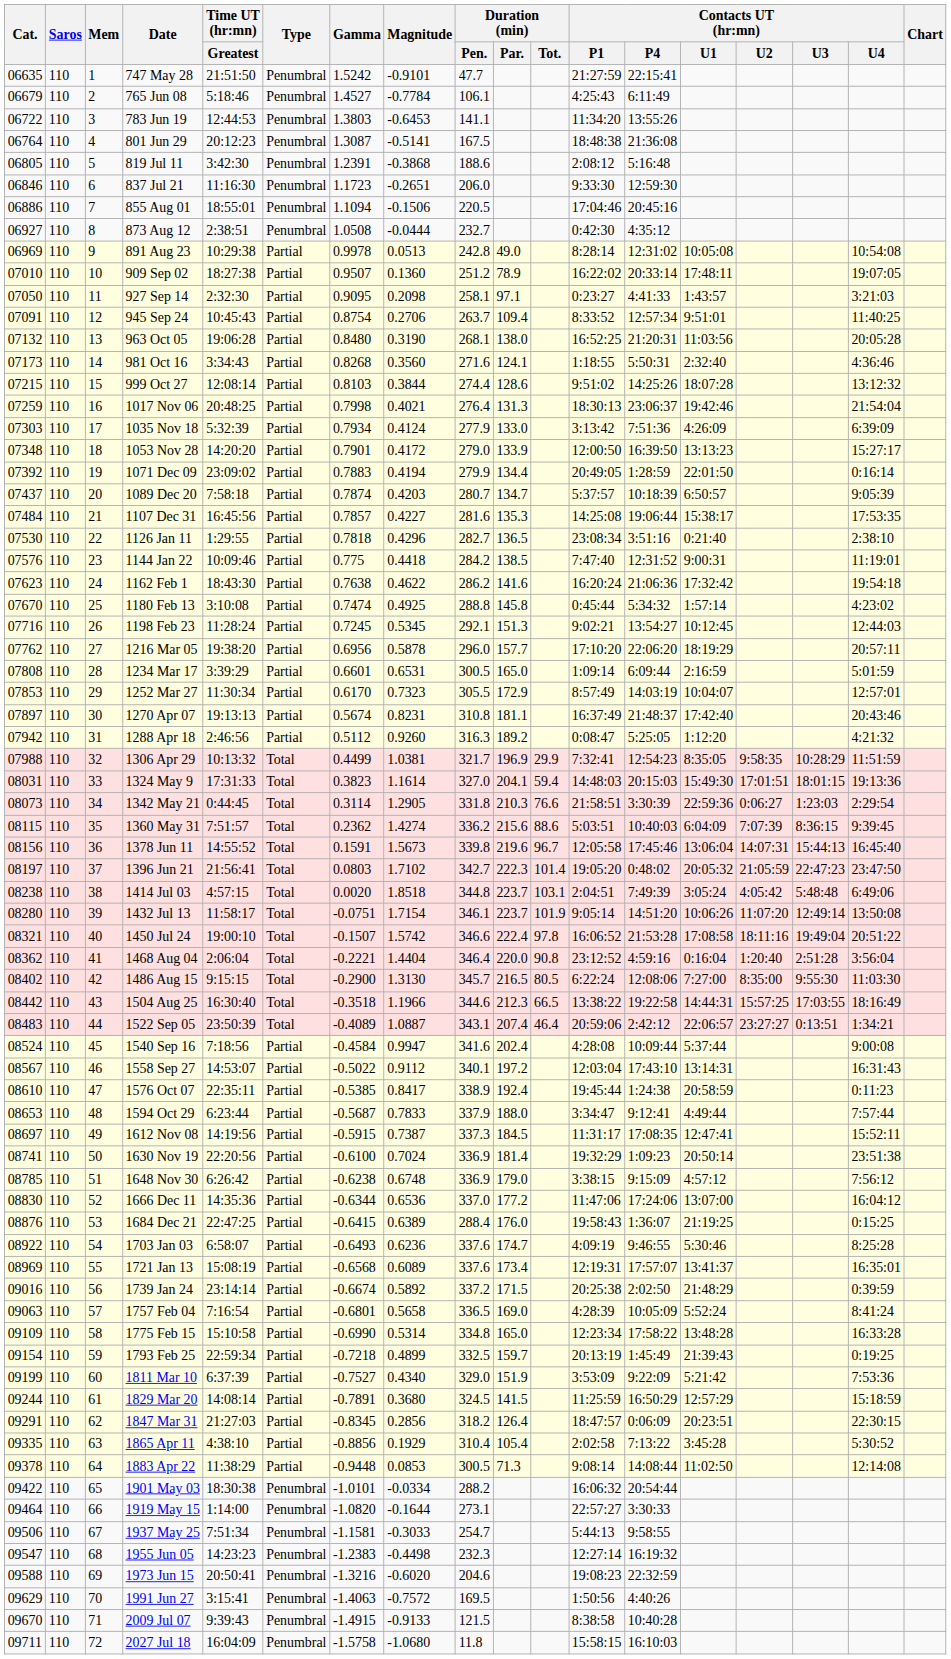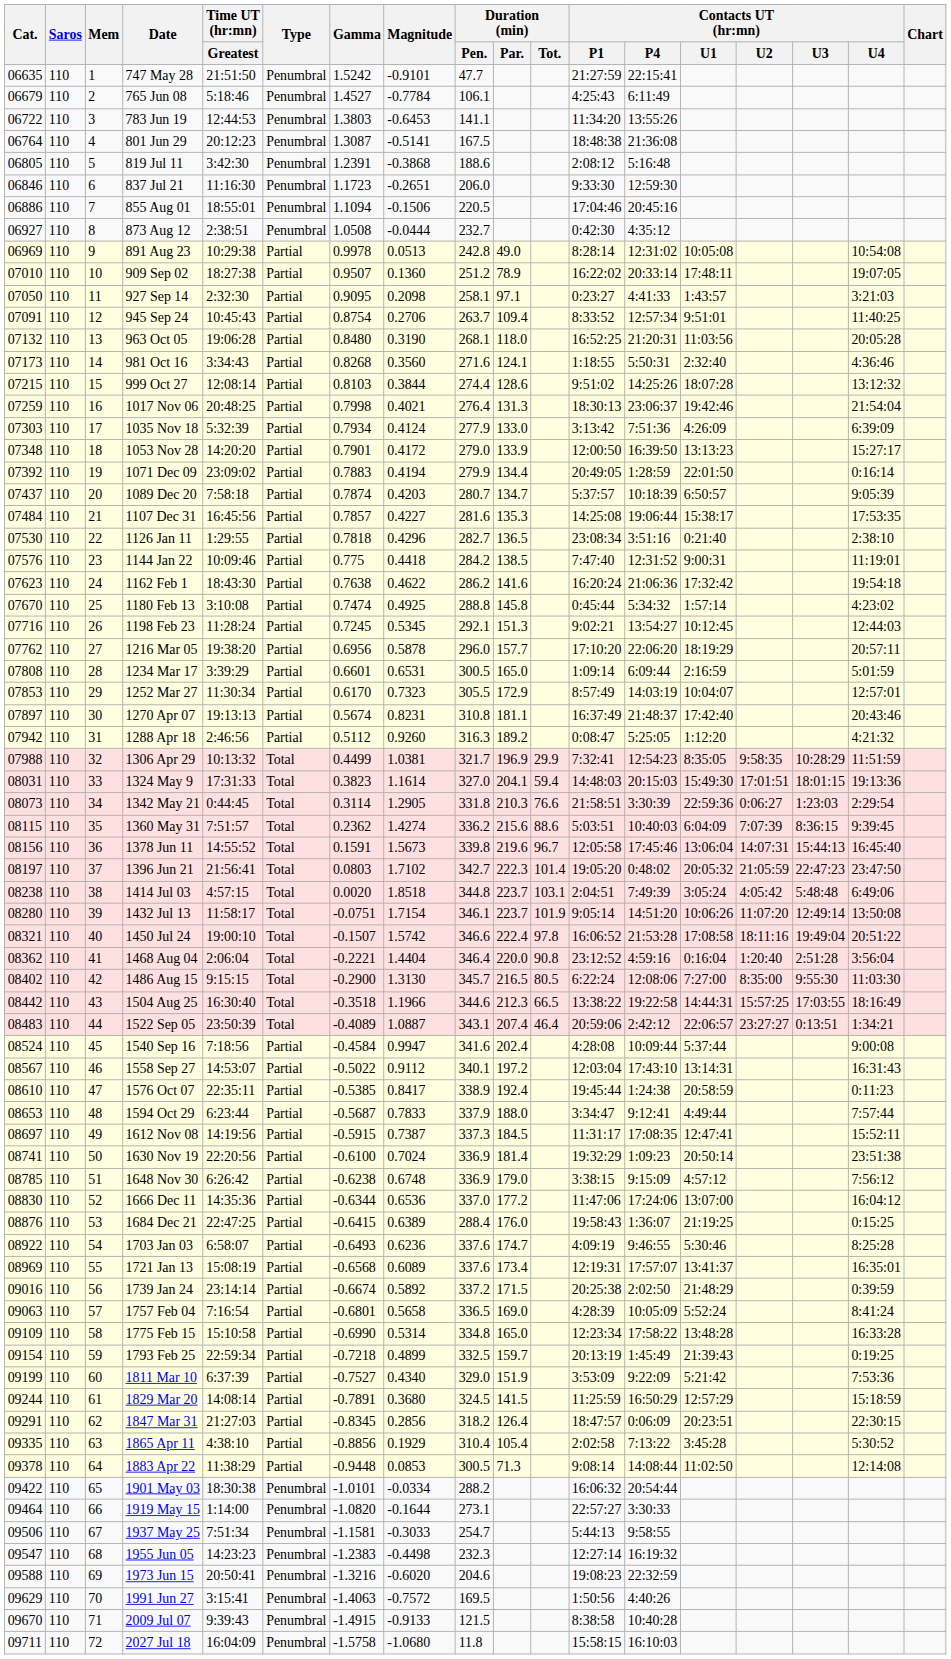(512, 340) 138.0 -> (512, 340) 118.0
